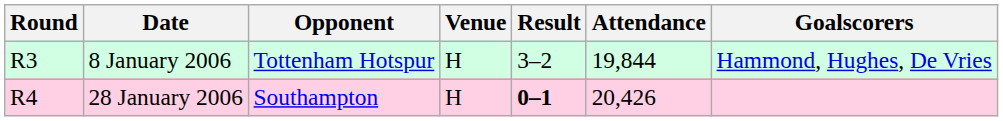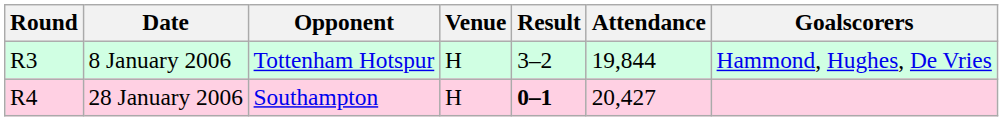(624, 97) 20,426 -> (624, 97) 20,427
